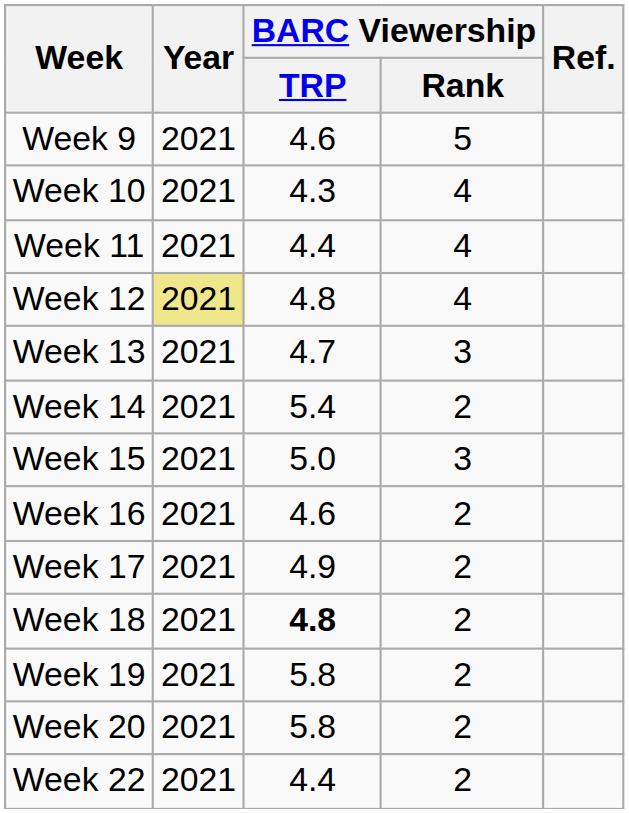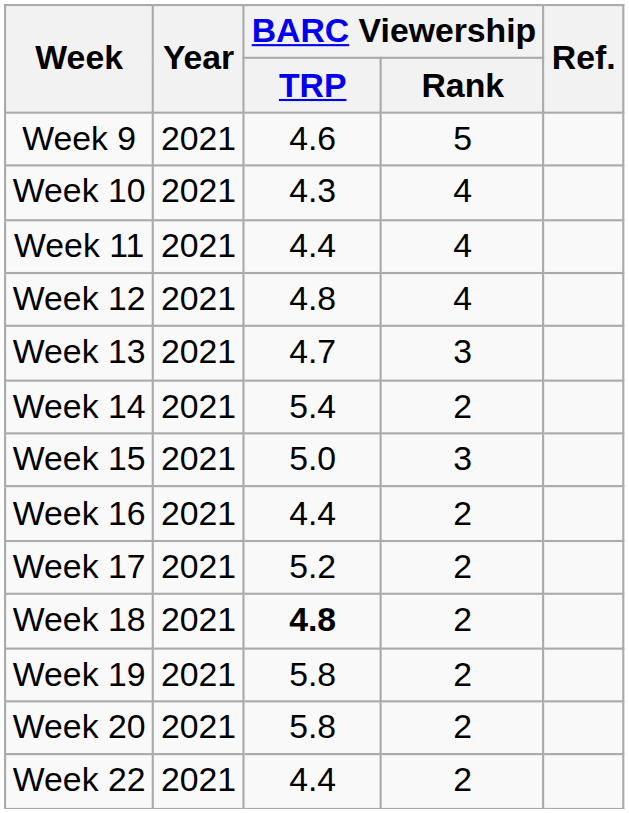(199, 298) khaki background -> (199, 298) no background
(313, 513) 4.6 -> (313, 513) 4.4
(313, 566) 4.9 -> (313, 566) 5.2
